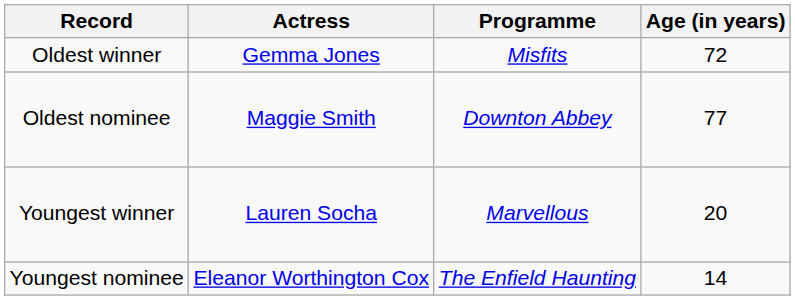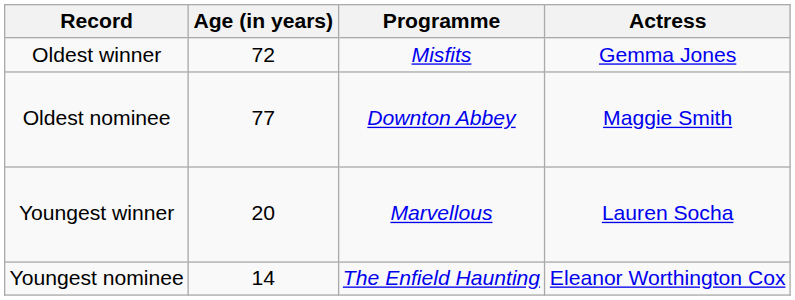columns swapped: (311, 21) <-> (716, 21)
